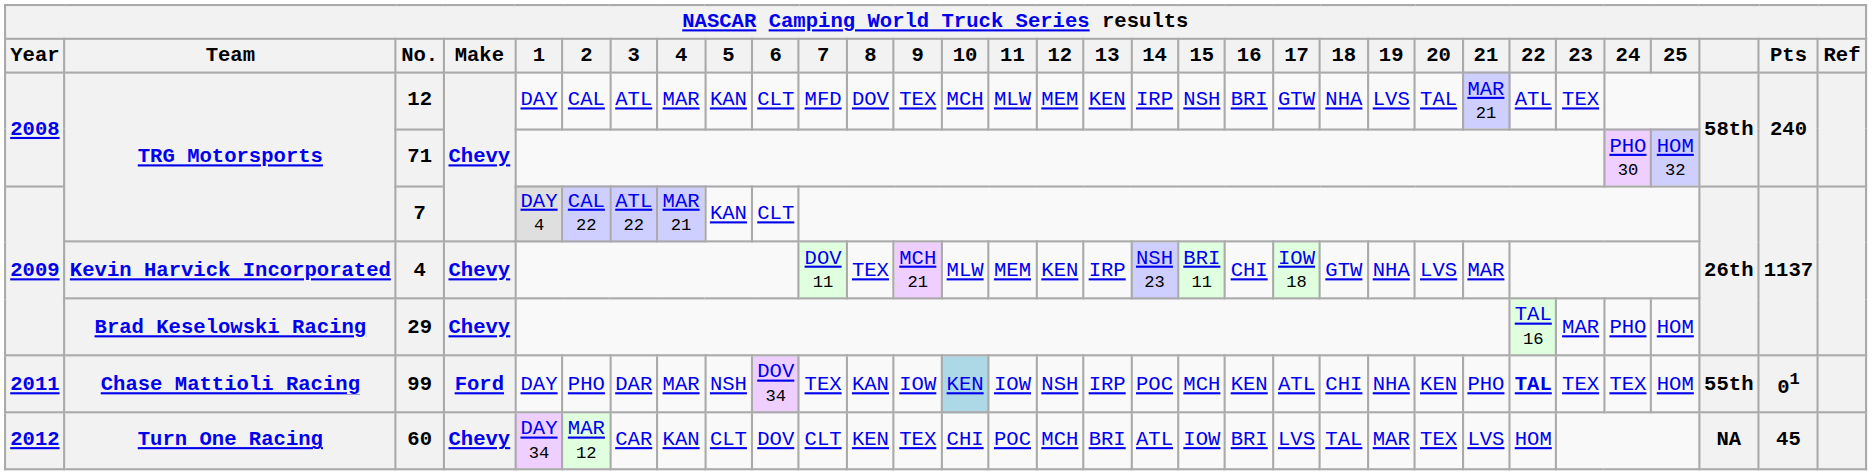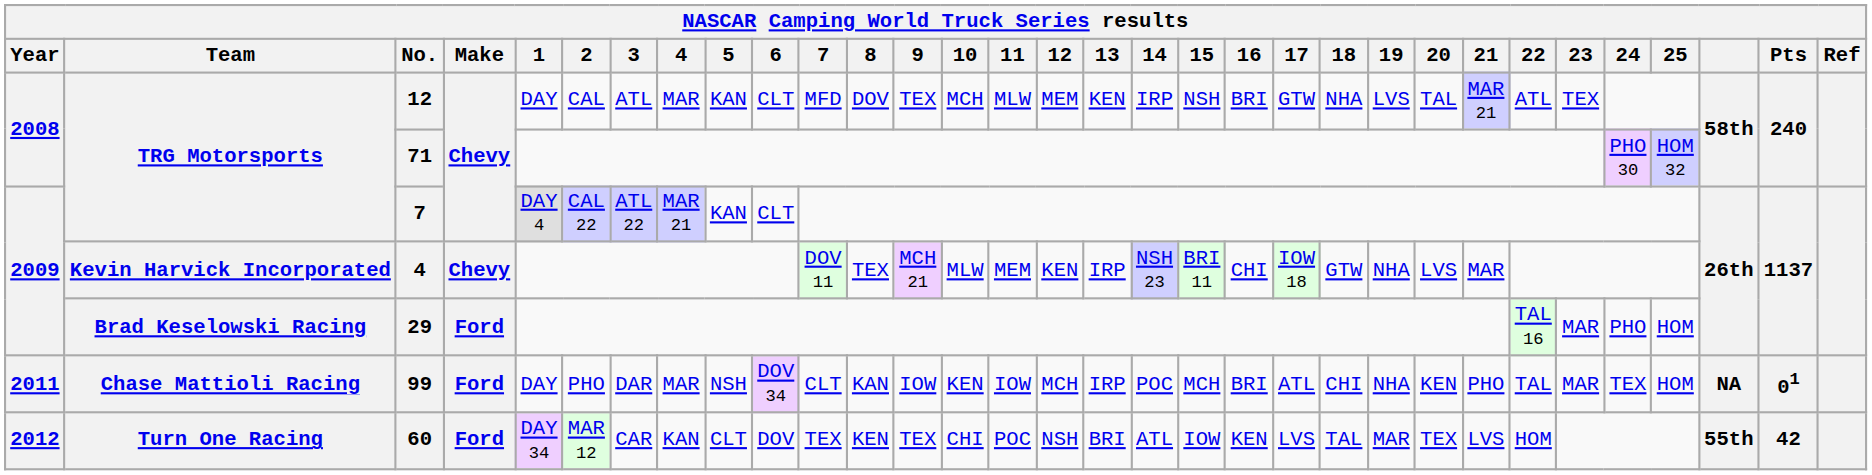(479, 327) Chevy -> (479, 327) Ford
(823, 384) TEX -> (823, 384) CLT
(965, 384) lightblue background -> (965, 384) no background
(1060, 384) NSH -> (1060, 384) MCH
(1249, 384) KEN -> (1249, 384) BRI
(1533, 384) bold -> (1533, 384) normal
(1581, 384) TEX -> (1581, 384) MAR
(1729, 384) 55th -> (1729, 384) NA
(479, 440) Chevy -> (479, 440) Ford
(823, 440) CLT -> (823, 440) TEX
(1060, 440) MCH -> (1060, 440) NSH
(1249, 440) BRI -> (1249, 440) KEN
(1729, 440) NA -> (1729, 440) 55th
(1788, 440) 45 -> (1788, 440) 42
